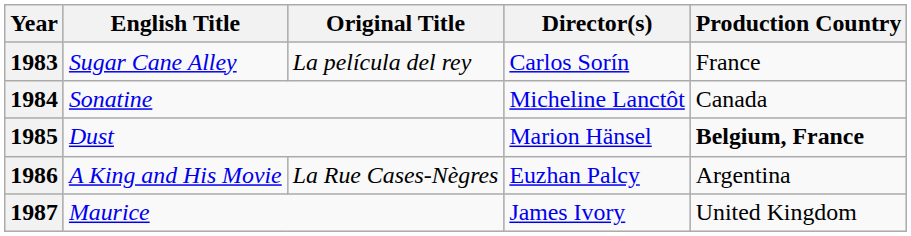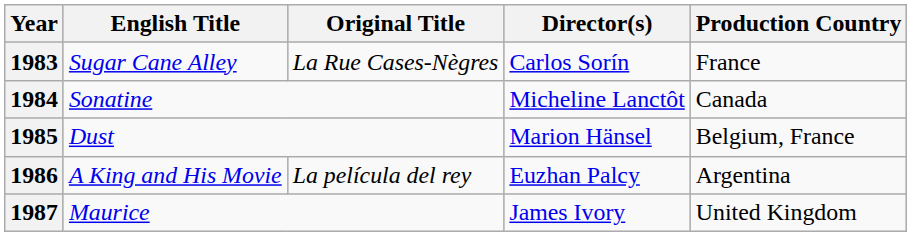(382, 61) La película del rey -> (396, 61) La Rue Cases-Nègres
(780, 136) bold -> (775, 136) normal
(396, 174) La Rue Cases-Nègres -> (382, 174) La película del rey
